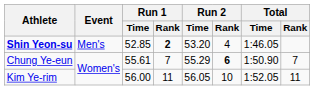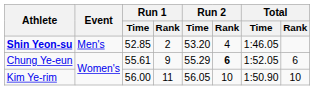(168, 45) bold -> (168, 45) normal
(168, 61) 7 -> (168, 61) 9
(261, 61) 1:50.90 -> (261, 61) 1:52.05
(295, 61) 7 -> (295, 61) 6
(261, 78) 1:52.05 -> (261, 78) 1:50.90
(295, 78) 11 -> (295, 78) 10
